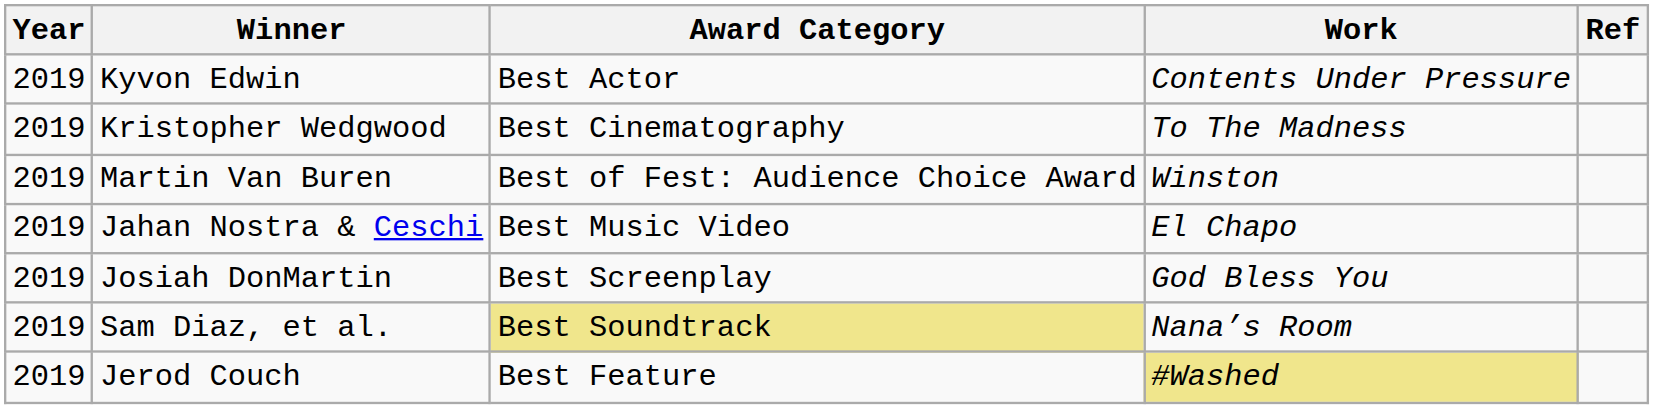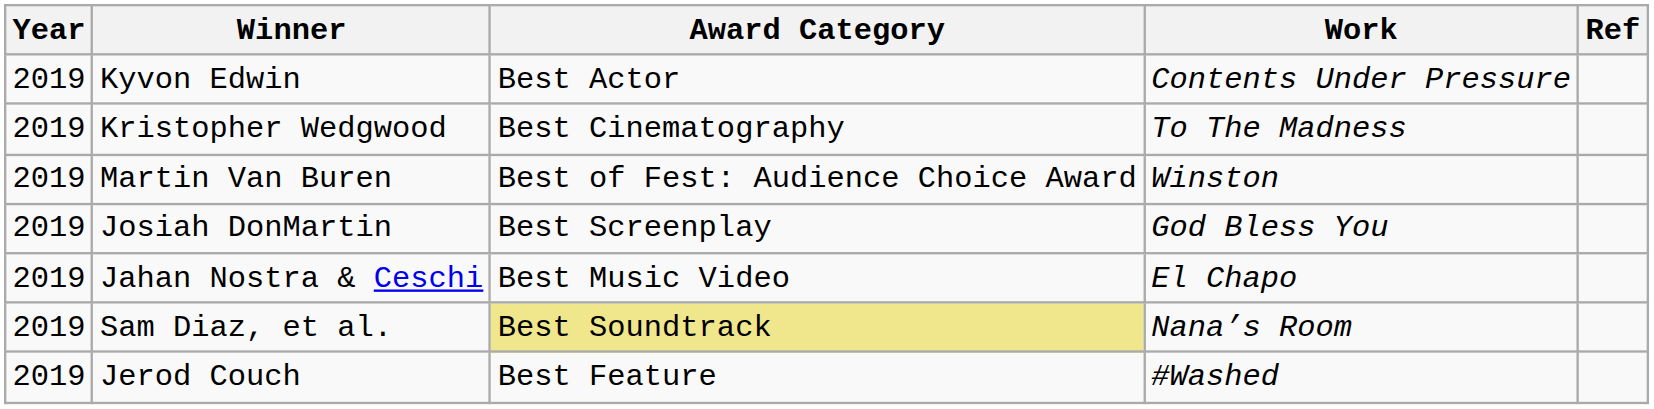rows swapped: (292, 228) <-> (246, 278)
(1215, 377) khaki background -> (1215, 377) no background
